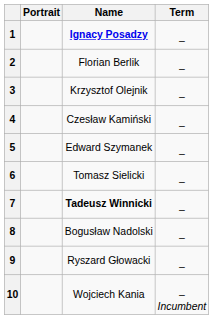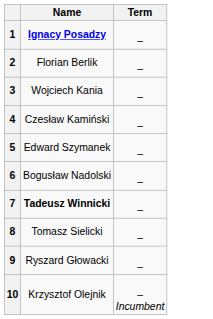- column: (42, 12)
(109, 91) Krzysztof Olejnik -> (67, 91) Wojciech Kania
(109, 176) Tomasz Sielicki -> (67, 176) Bogusław Nadolski
(109, 232) Bogusław Nadolski -> (67, 232) Tomasz Sielicki
(109, 294) Wojciech Kania -> (67, 294) Krzysztof Olejnik
